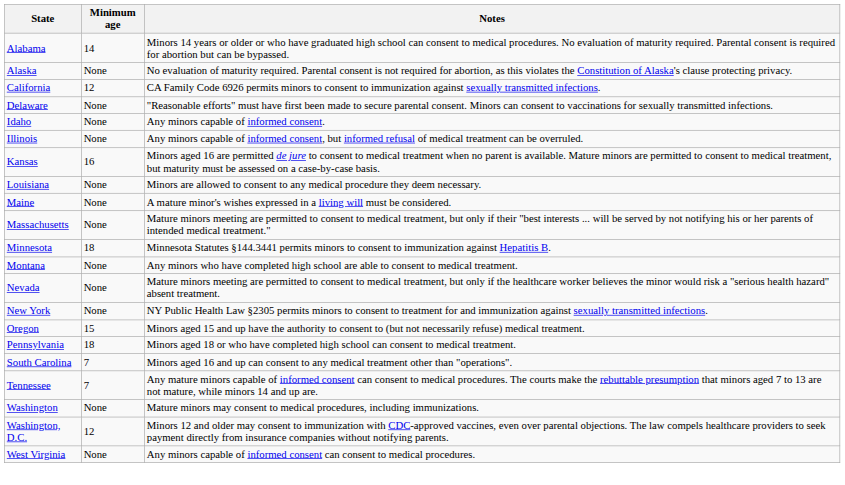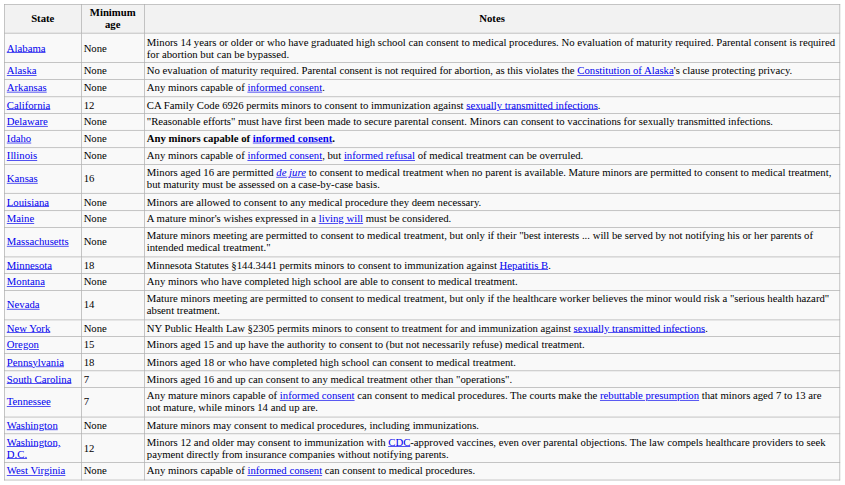(89, 48) 14 -> (95, 48) None
+ row: (27, 88)
(236, 122) normal -> (241, 139) bold
(95, 288) None -> (89, 305) 14
